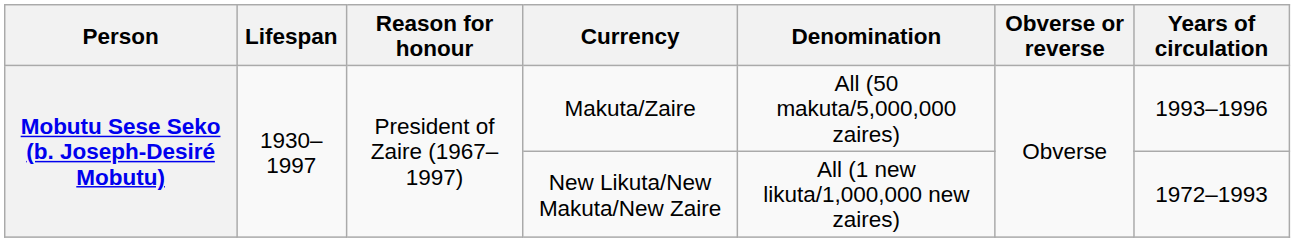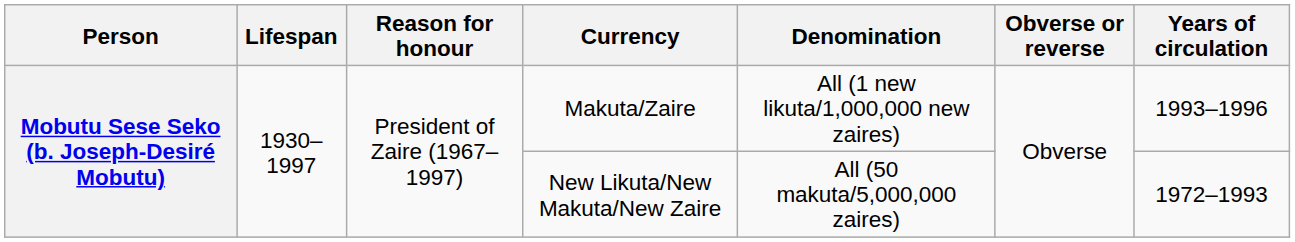(866, 109) All (50 makuta/5,000,000 zaires) -> (866, 109) All (1 new likuta/1,000,000 new zaires)
(866, 195) All (1 new likuta/1,000,000 new zaires) -> (866, 195) All (50 makuta/5,000,000 zaires)
